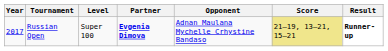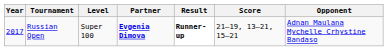columns swapped: (223, 10) <-> (363, 10)
(302, 31) khaki background -> (245, 31) no background
